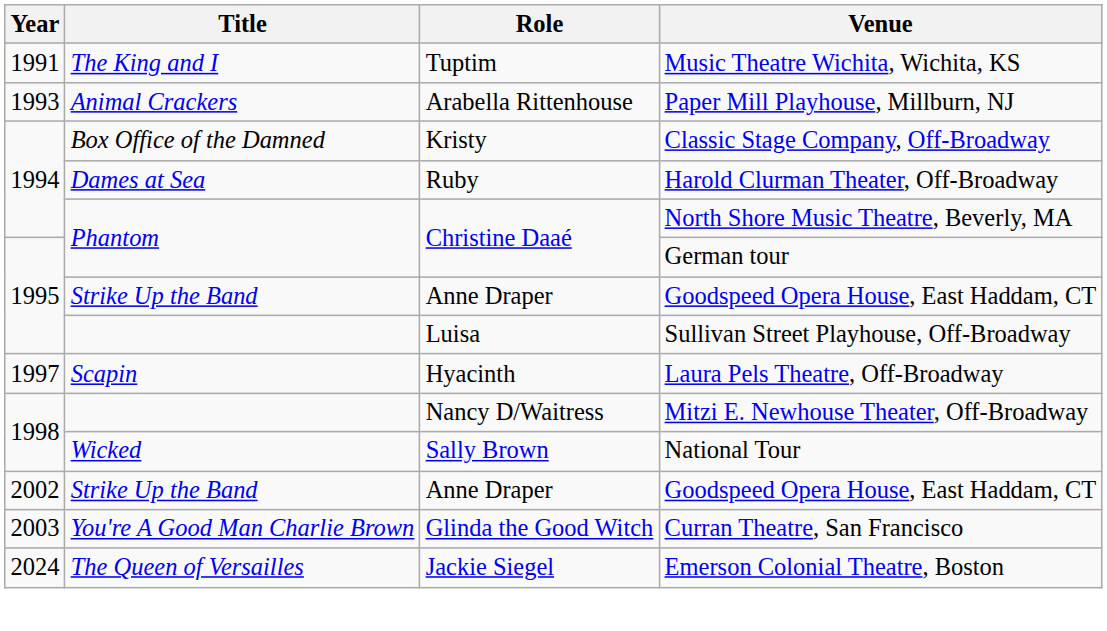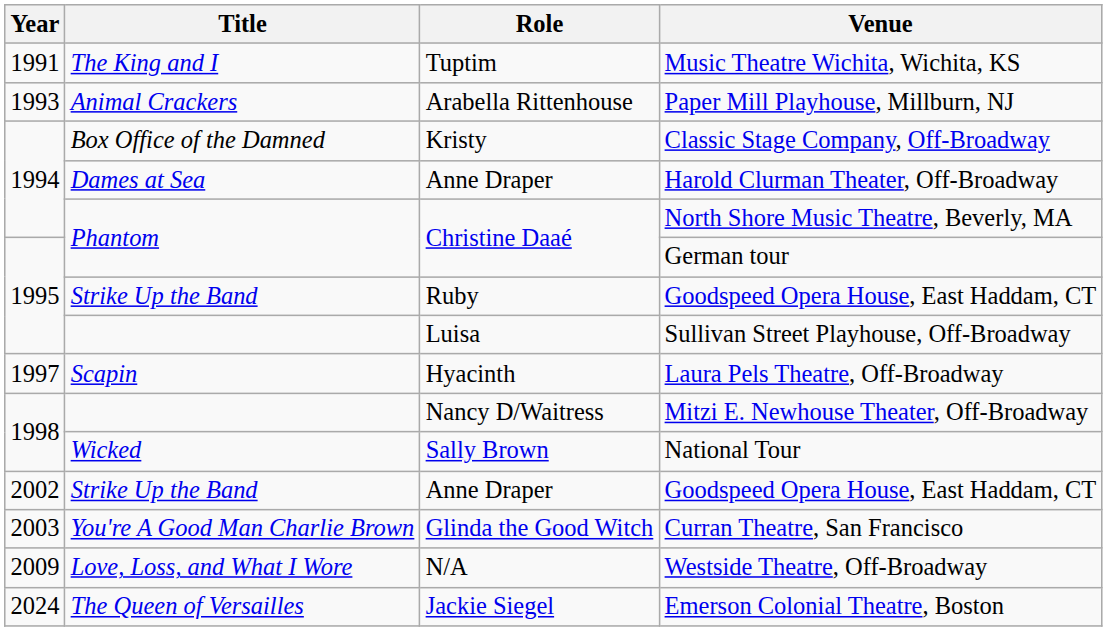(452, 179) Ruby -> (489, 179) Anne Draper
(489, 295) Anne Draper -> (452, 295) Ruby
+ row: (35, 567)
